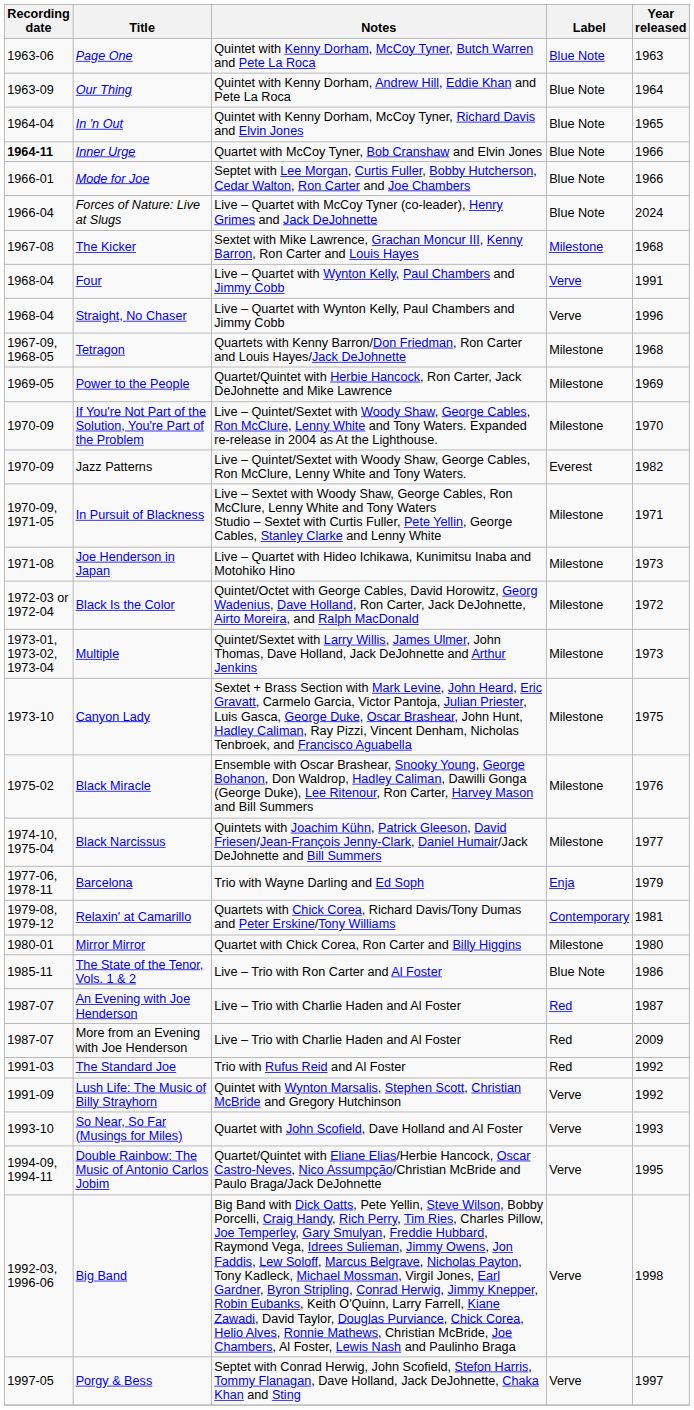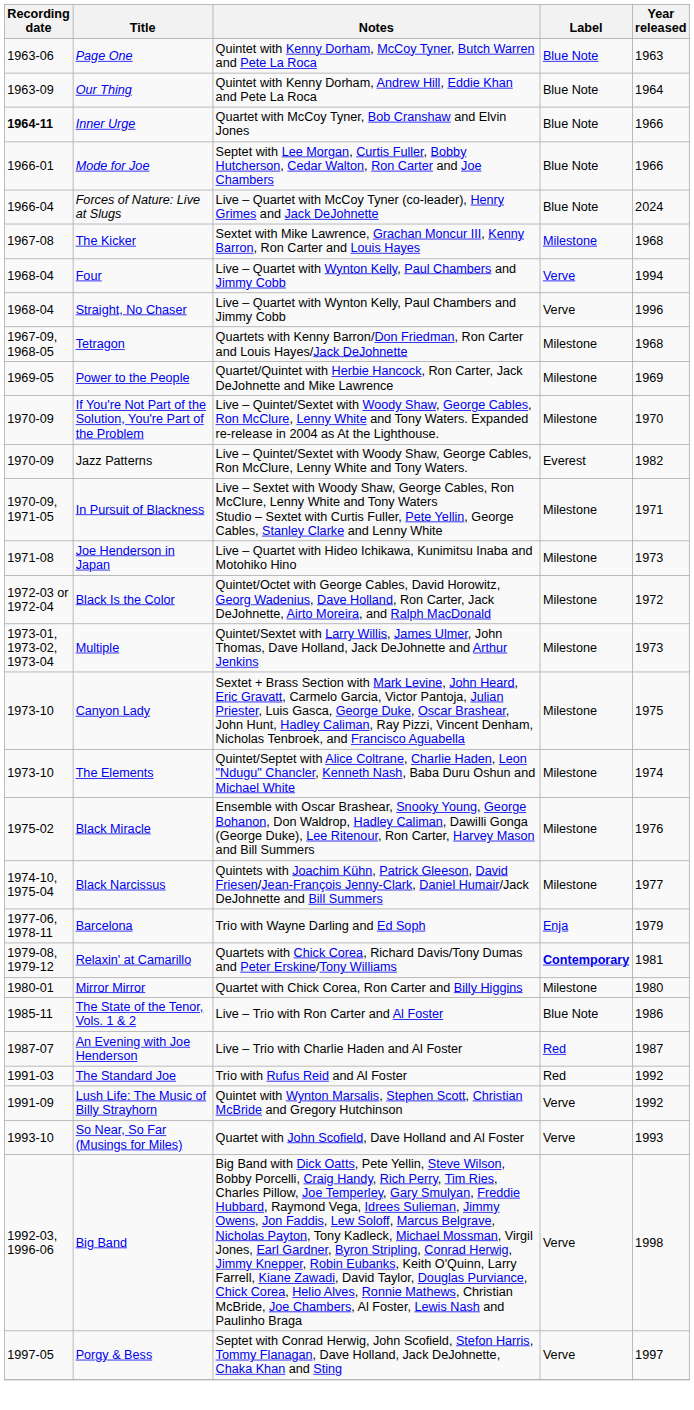- row: (99, 124)
(649, 281) 1991 -> (649, 275) 1994
+ row: (115, 773)
(589, 917) normal -> (586, 960) bold
- row: (138, 1040)
- row: (142, 1170)
